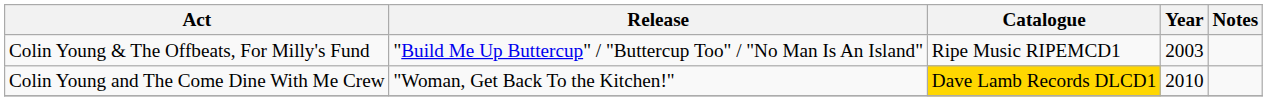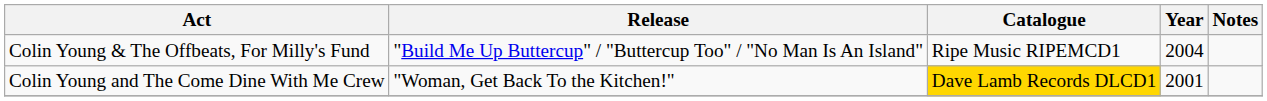(1184, 50) 2003 -> (1184, 50) 2004
(1184, 80) 2010 -> (1184, 80) 2001
